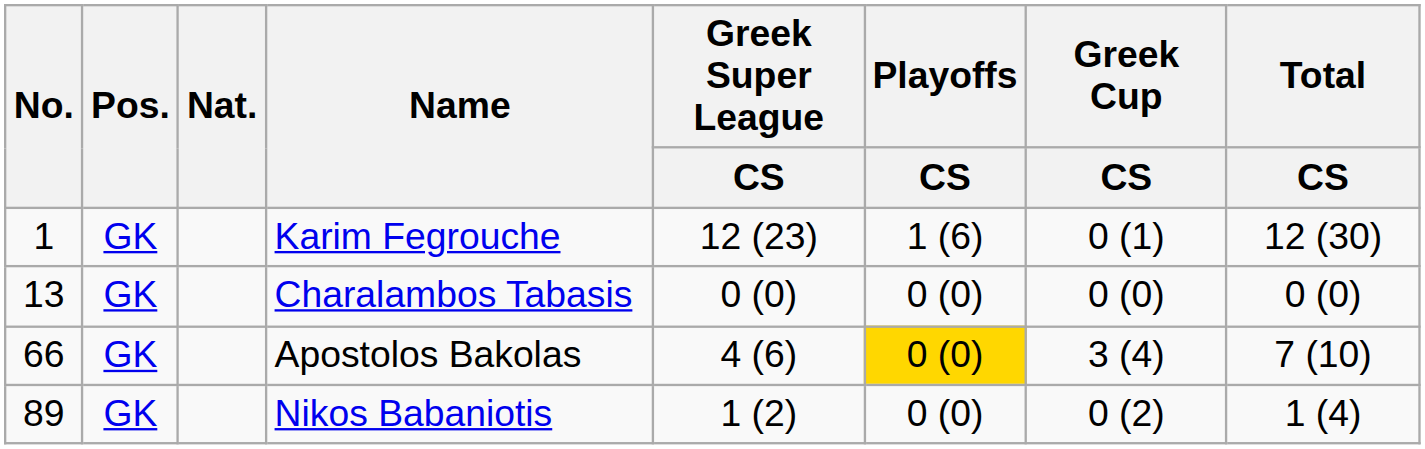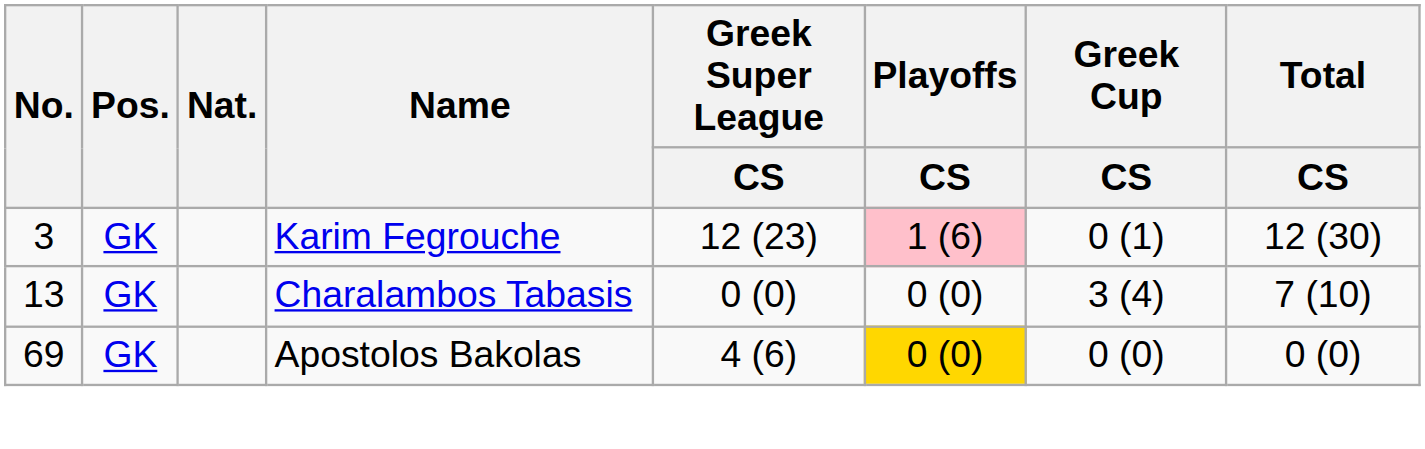(44, 236) 1 -> (44, 236) 3
(945, 236) no background -> (945, 236) pink background
(1126, 295) 0 (0) -> (1126, 295) 3 (4)
(1323, 295) 0 (0) -> (1323, 295) 7 (10)
(44, 354) 66 -> (44, 354) 69
(1126, 354) 3 (4) -> (1126, 354) 0 (0)
(1323, 354) 7 (10) -> (1323, 354) 0 (0)
- row: (413, 413)
